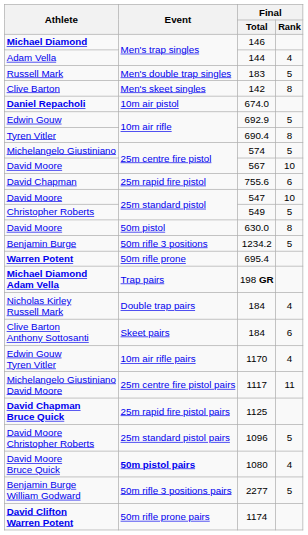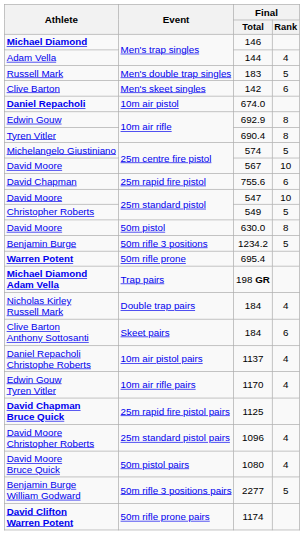(289, 89) 8 -> (286, 89) 6
(289, 120) 5 -> (286, 120) 8
+ row: (49, 359)
- row: (61, 385)
(289, 438) 5 -> (286, 438) 4
(158, 464) bold -> (155, 464) normal
